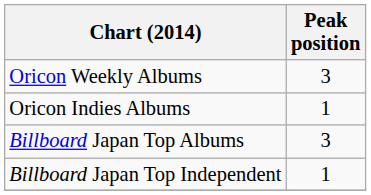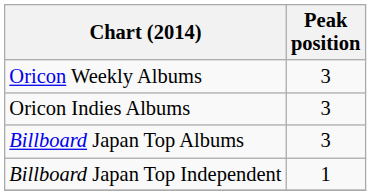(326, 108) 1 -> (326, 108) 3
